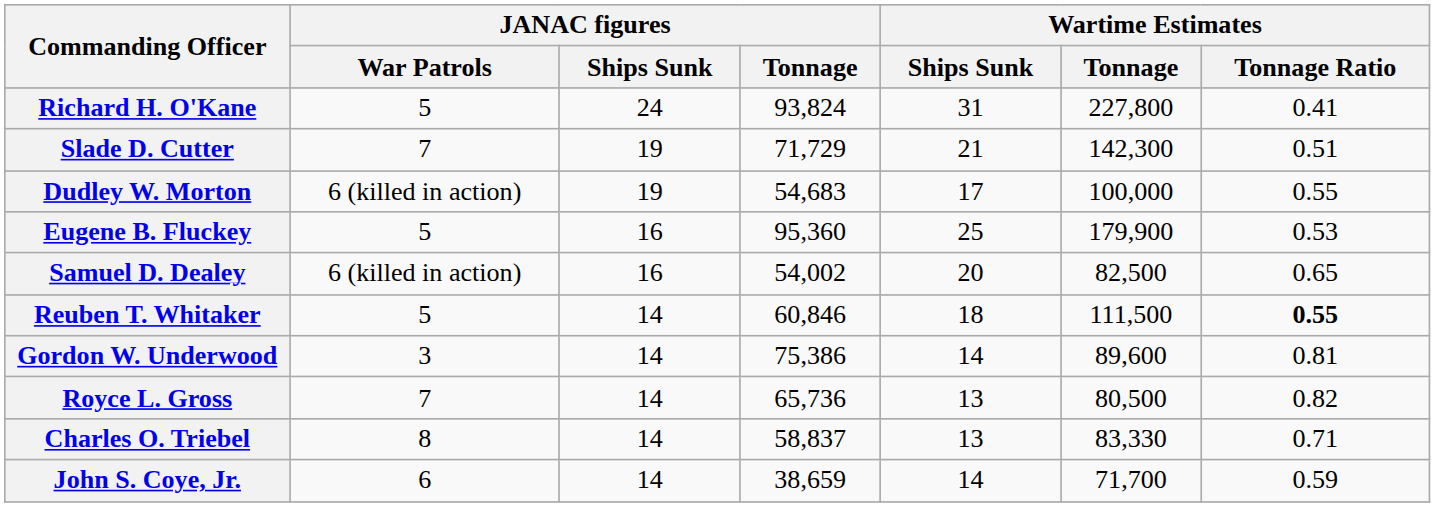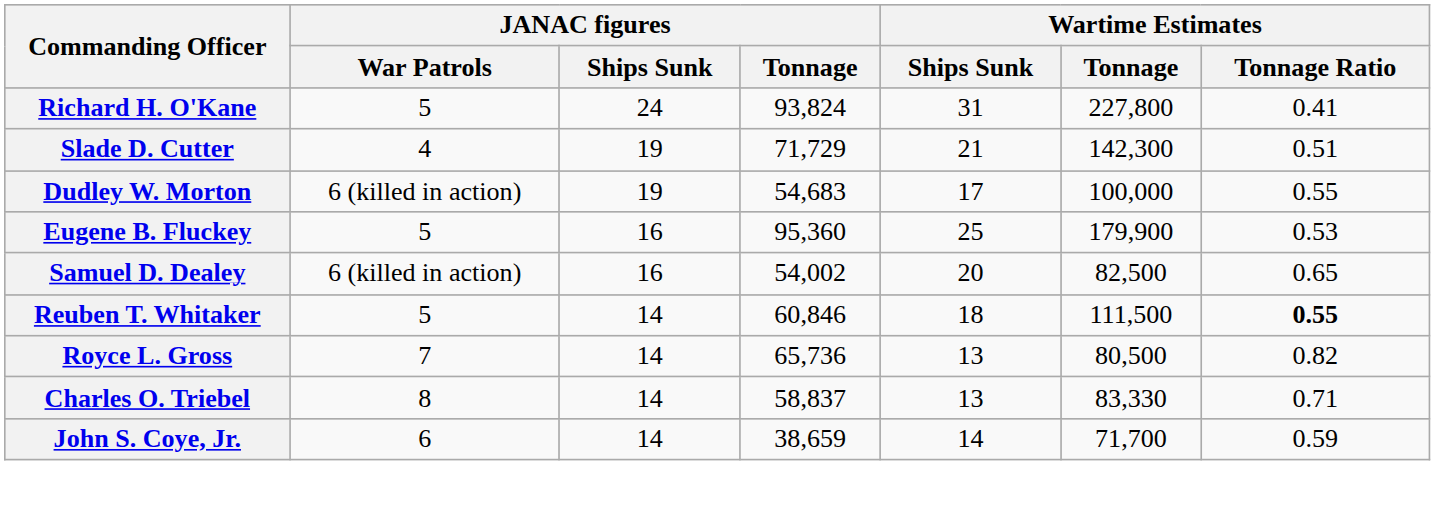(425, 149) 7 -> (425, 149) 4
- row: (147, 356)
